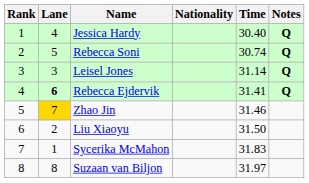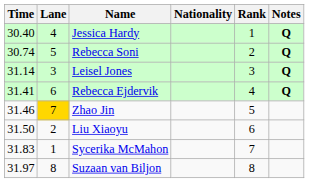columns swapped: (21, 14) <-> (252, 14)
(54, 91) bold -> (53, 91) normal
